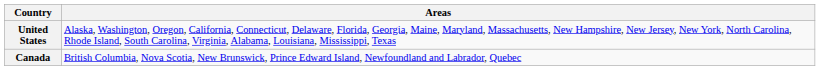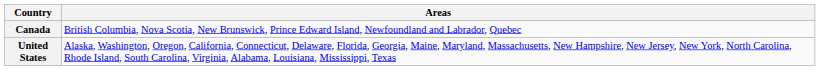rows swapped: (33, 35) <-> (33, 57)
